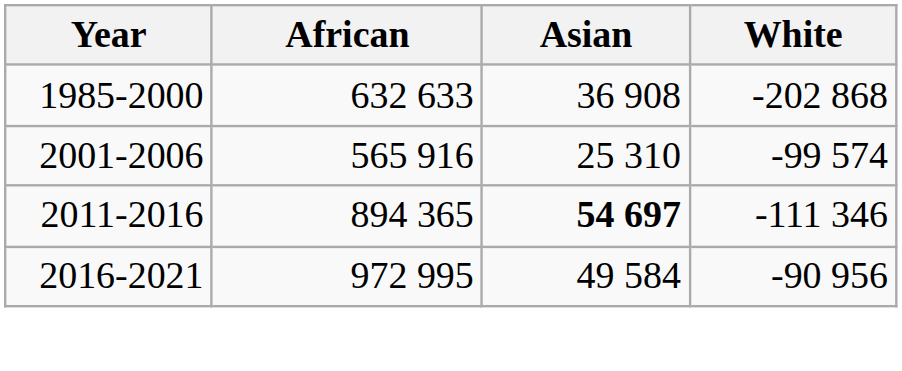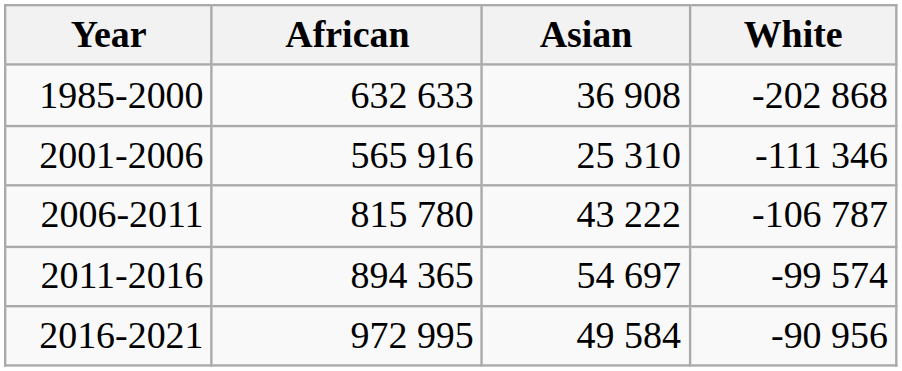(829, 154) -99 574 -> (821, 154) -111 346
+ row: (122, 214)
(629, 214) bold -> (629, 275) normal
(821, 214) -111 346 -> (829, 275) -99 574
